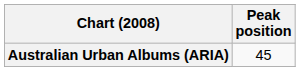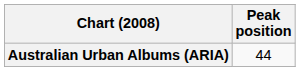(263, 54) 45 -> (263, 54) 44
